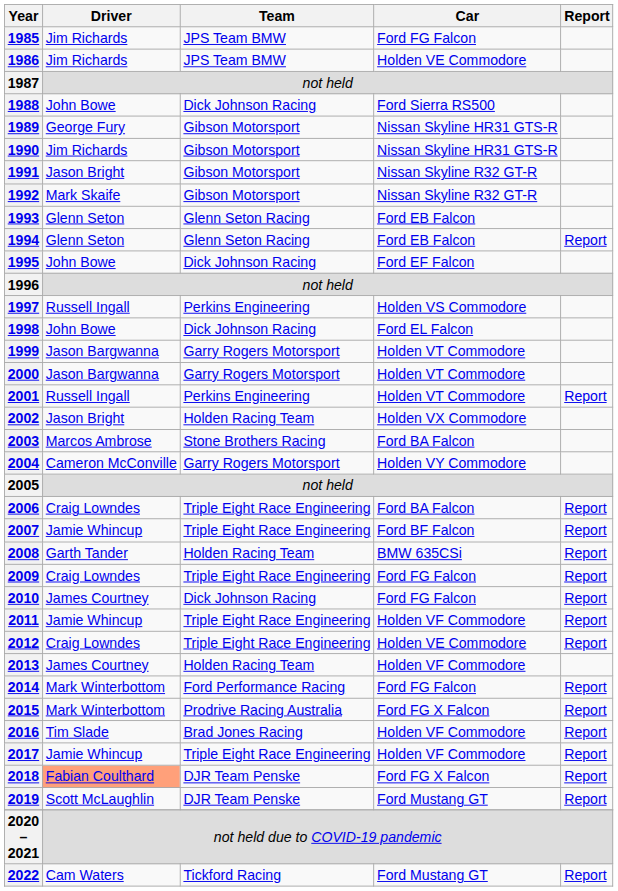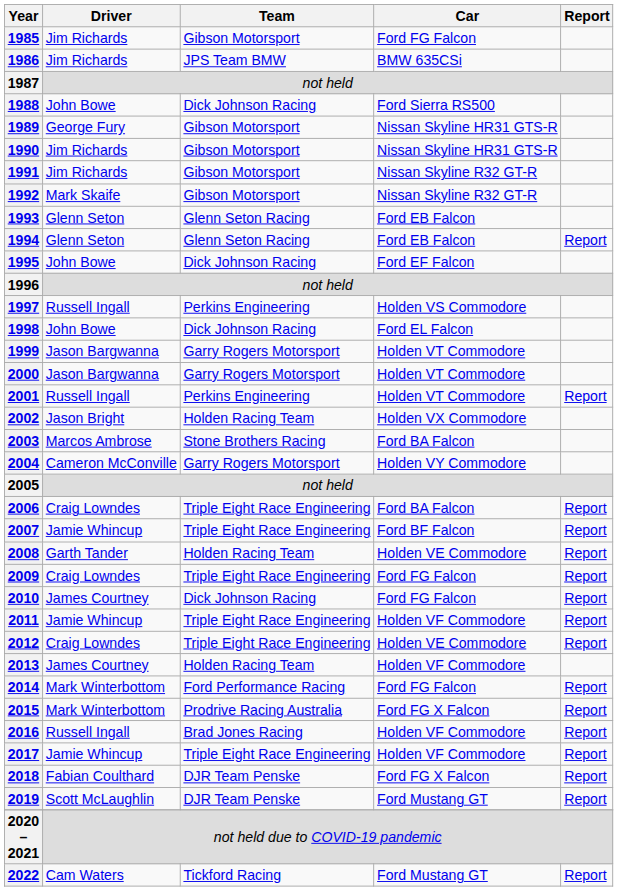(235, 38) JPS Team BMW -> (241, 38) Gibson Motorsport
(452, 61) Holden VE Commodore -> (419, 61) BMW 635CSi
(85, 172) Jason Bright -> (87, 172) Jim Richards
(419, 553) BMW 635CSi -> (452, 553) Holden VE Commodore
(77, 732) Tim Slade -> (88, 732) Russell Ingall
(100, 777) lightsalmon background -> (100, 777) no background
